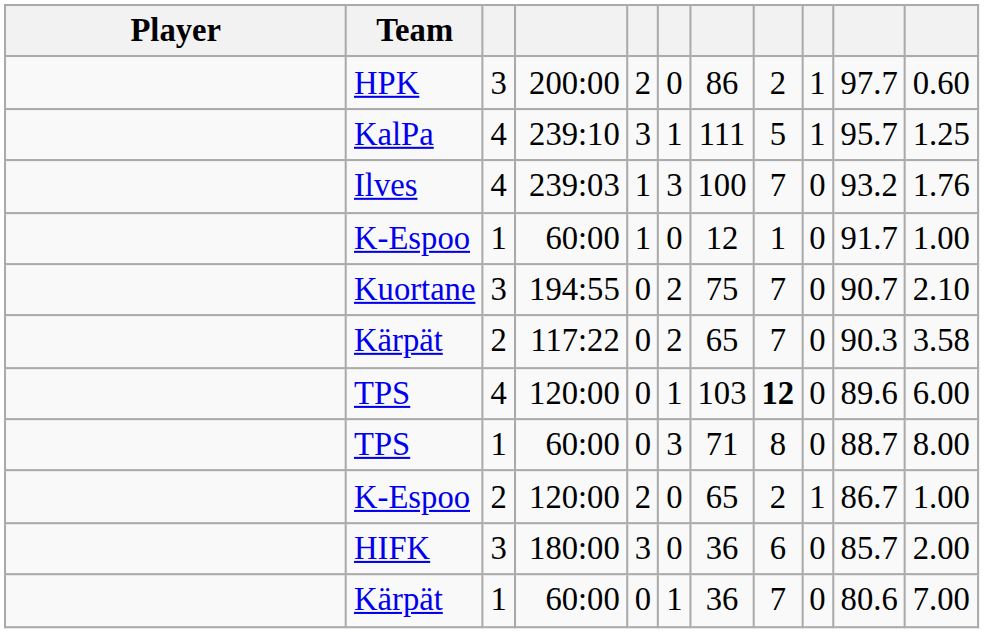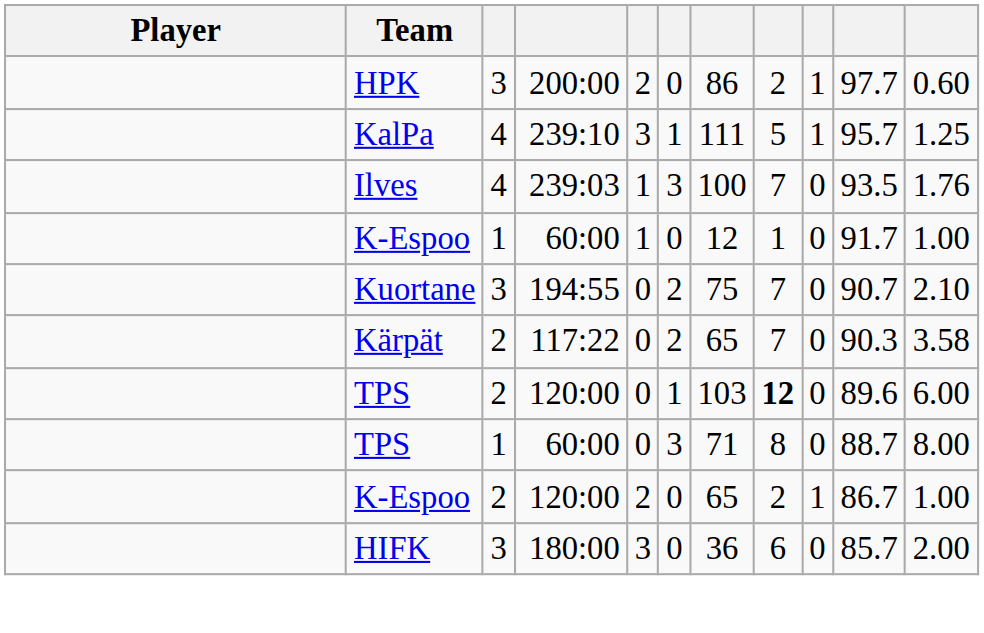(869, 185) 93.2 -> (869, 185) 93.5
(499, 392) 4 -> (499, 392) 2
- row: (398, 599)
